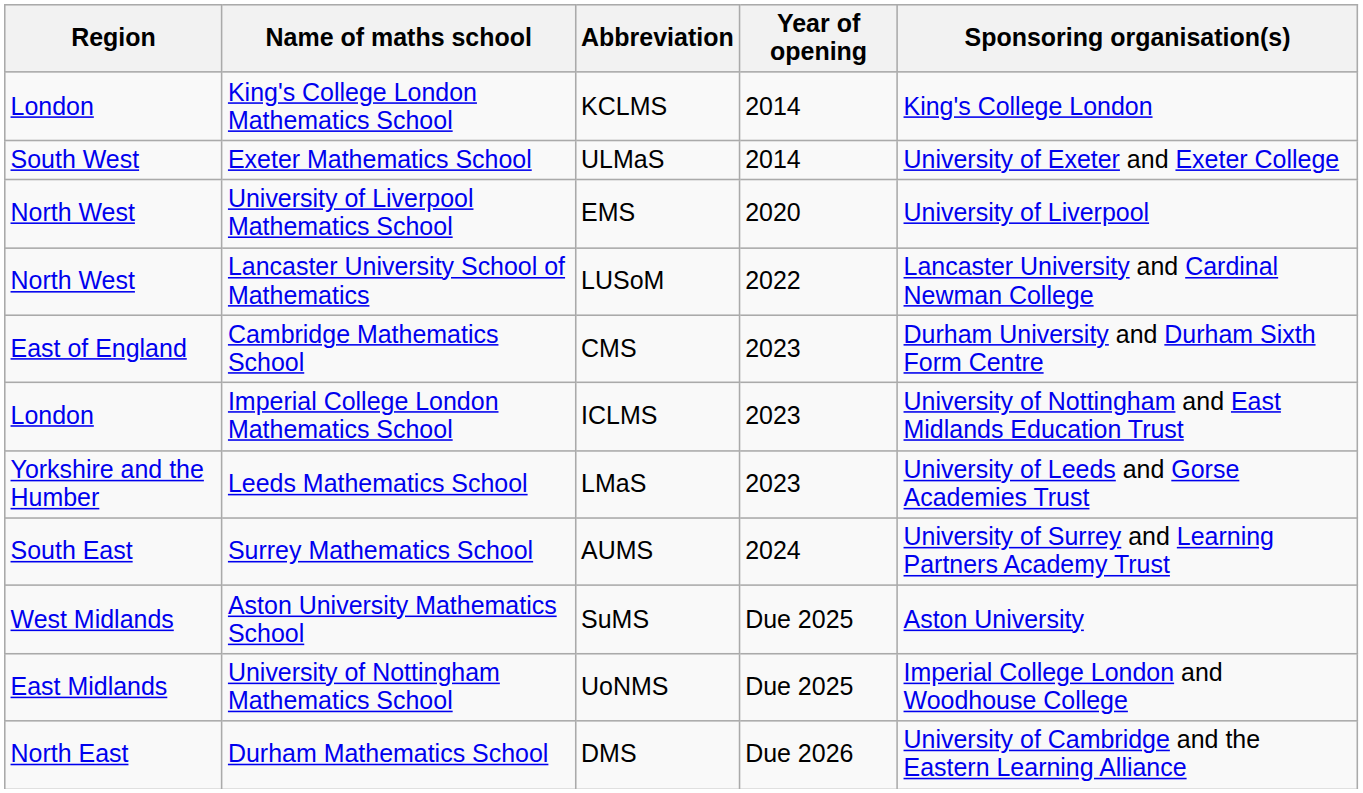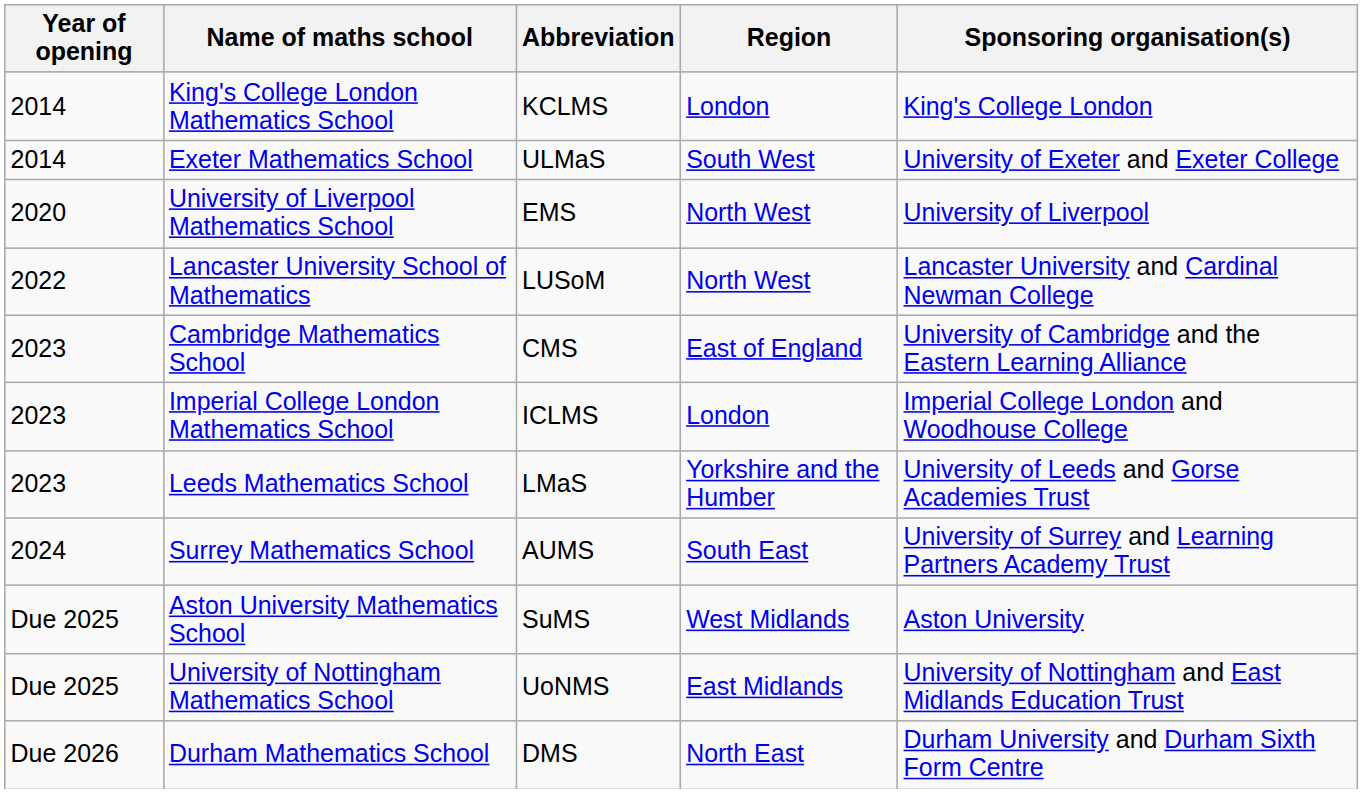columns swapped: (819, 38) <-> (113, 38)
(1110, 348) Durham University and Durham Sixth Form Centre -> (1082, 348) University of Cambridge and the Eastern Learning Alliance
(1092, 416) University of Nottingham and East Midlands Education Trust -> (1063, 416) Imperial College London and Woodhouse College
(1063, 686) Imperial College London and Woodhouse College -> (1092, 686) University of Nottingham and East Midlands Education Trust
(1082, 754) University of Cambridge and the Eastern Learning Alliance -> (1110, 754) Durham University and Durham Sixth Form Centre
